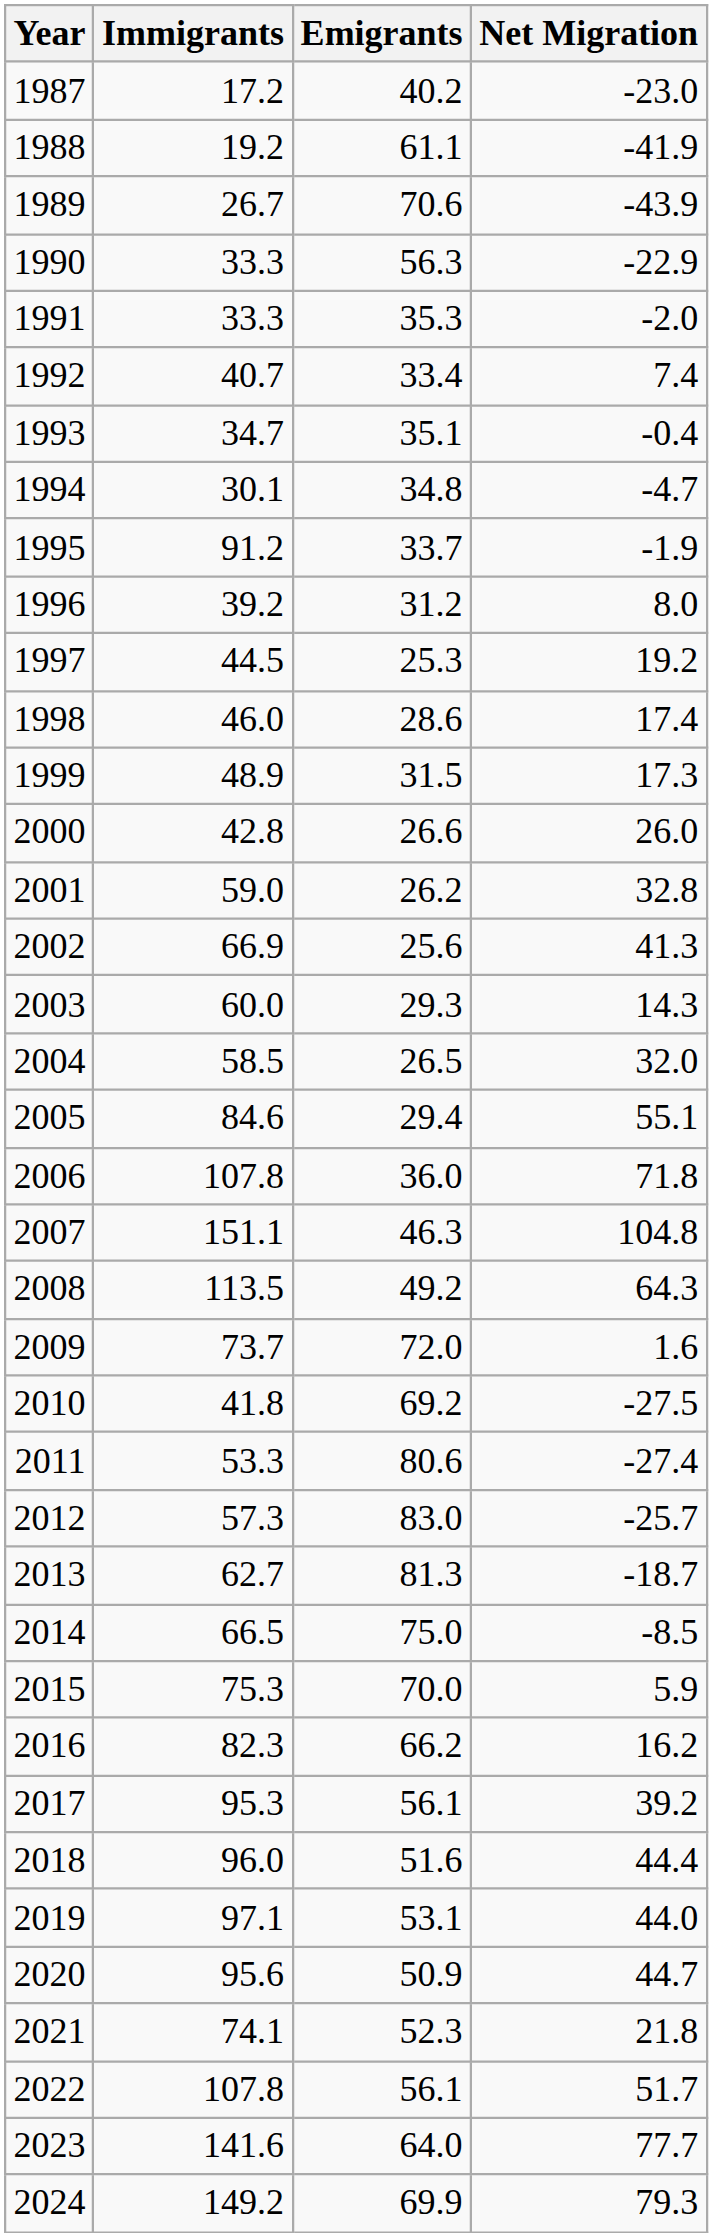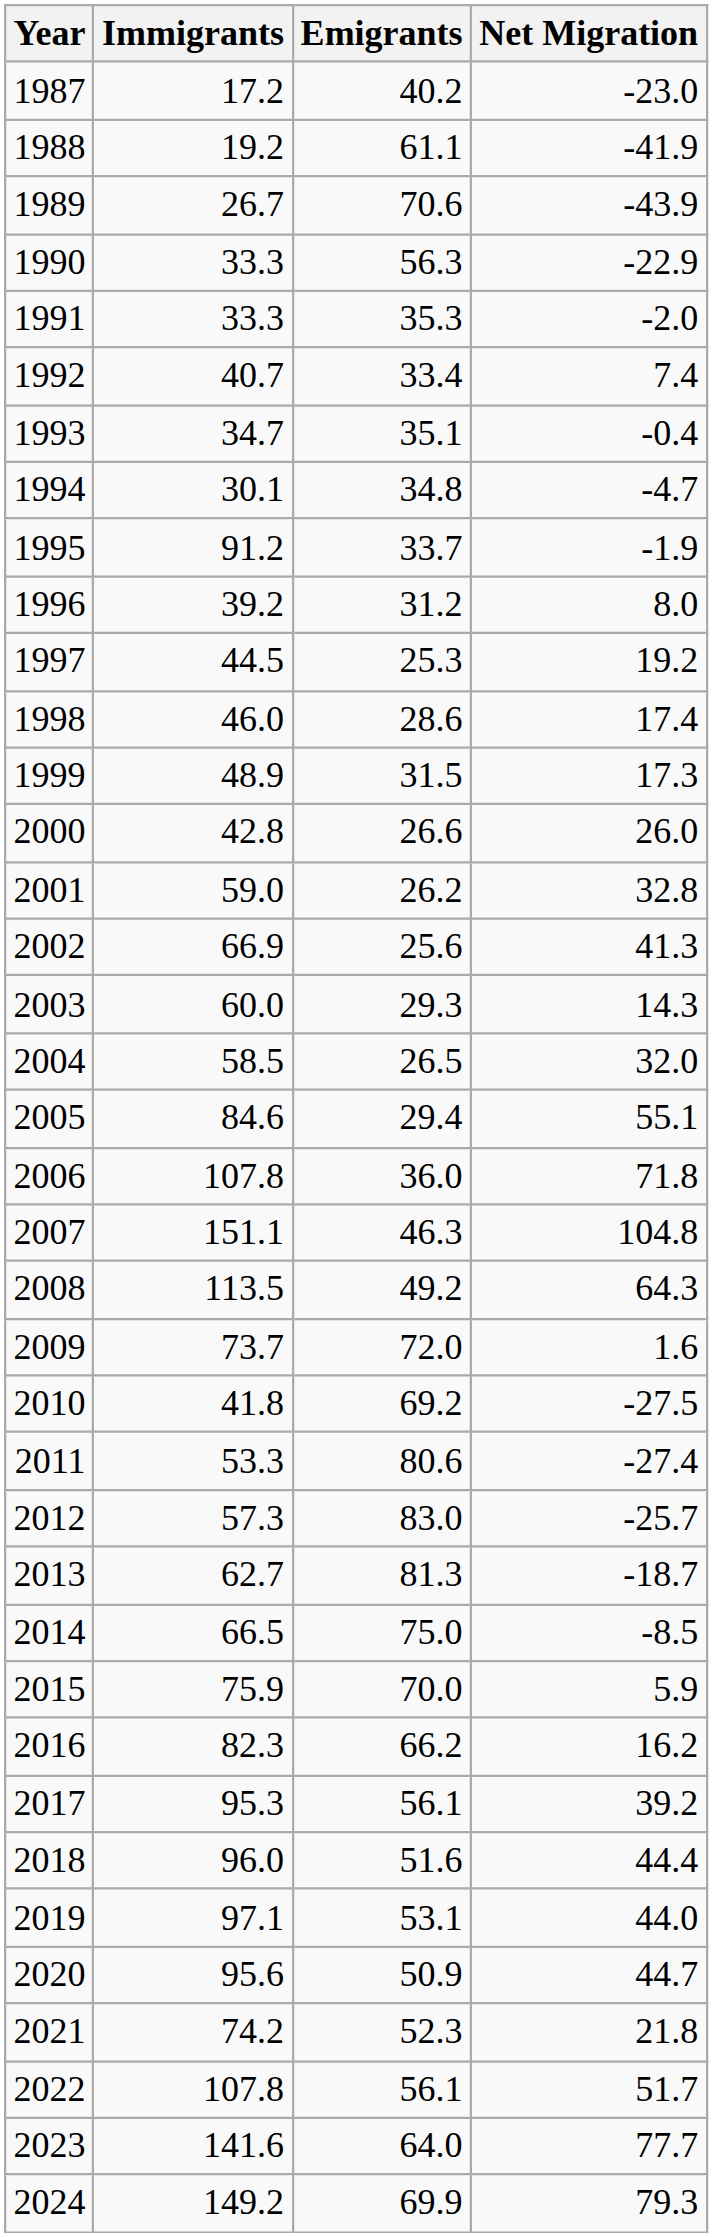(253, 1688) 75.3 -> (253, 1688) 75.9
(253, 2031) 74.1 -> (253, 2031) 74.2
